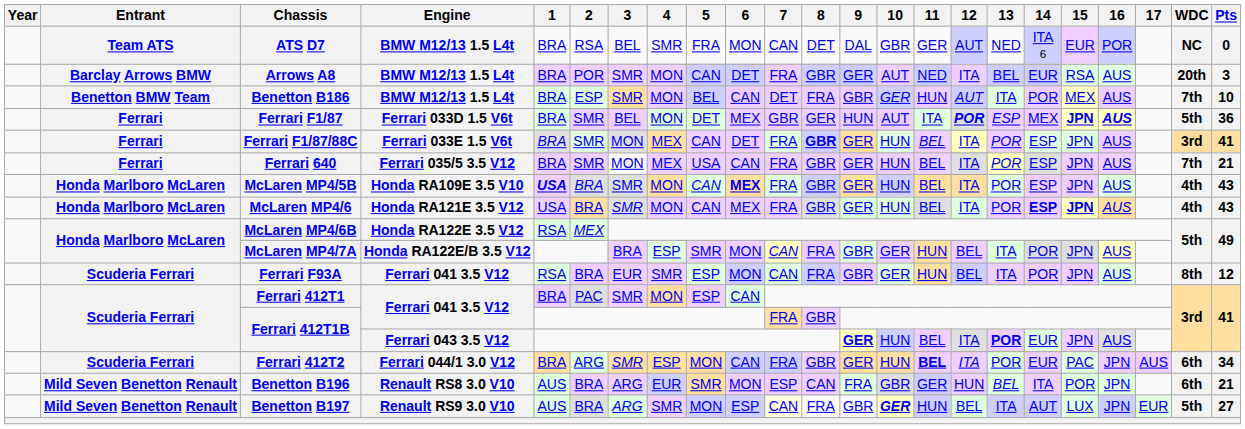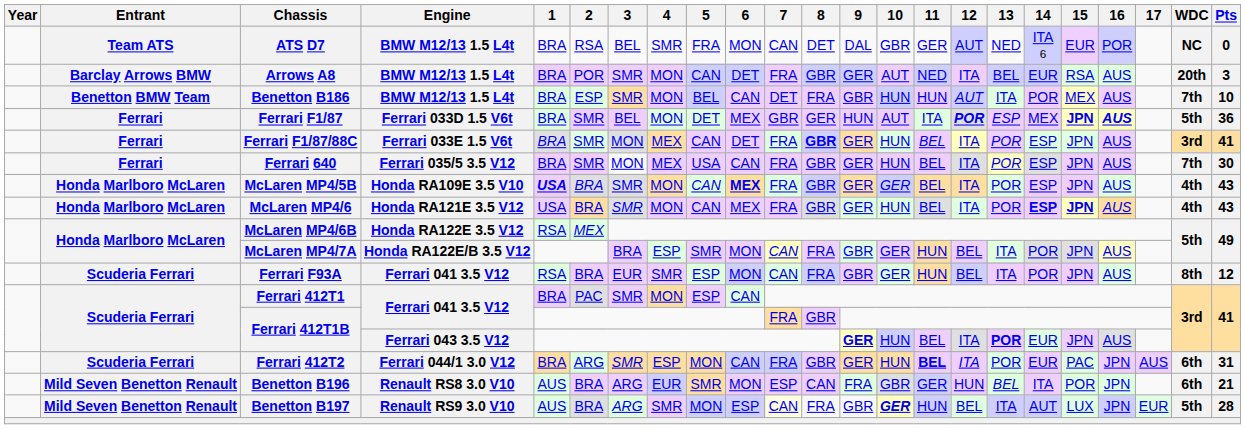(895, 97) GER -> (895, 97) HUN
(1226, 163) 21 -> (1226, 163) 30
(895, 185) HUN -> (895, 185) GER
(1226, 362) 34 -> (1226, 362) 31
(1226, 406) 27 -> (1226, 406) 28
